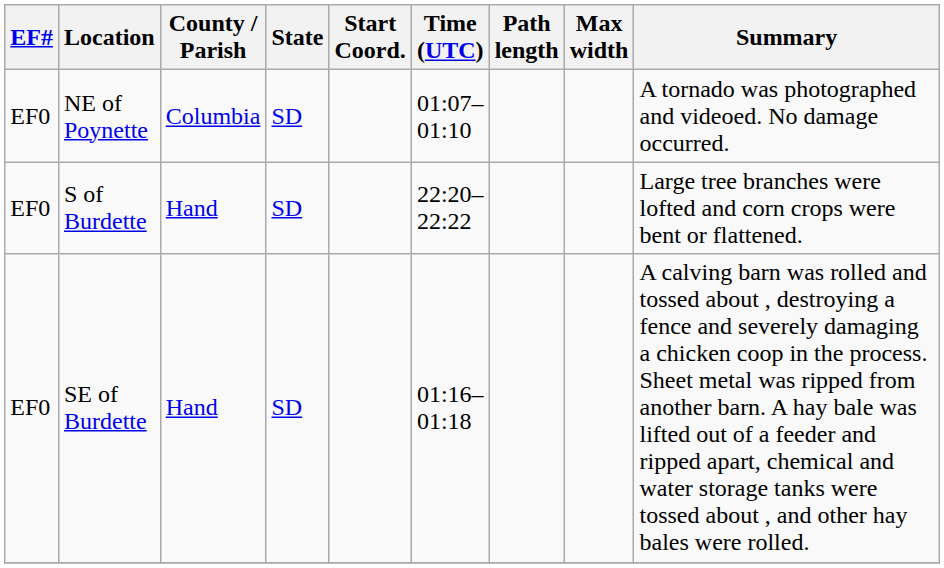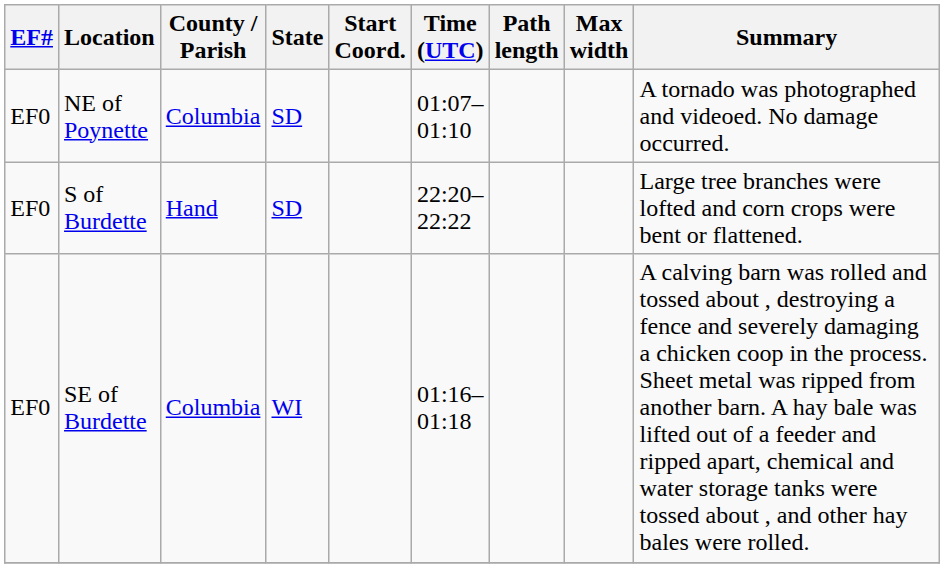(192, 407) Hand -> (213, 407) Columbia
(287, 407) SD -> (287, 407) WI
